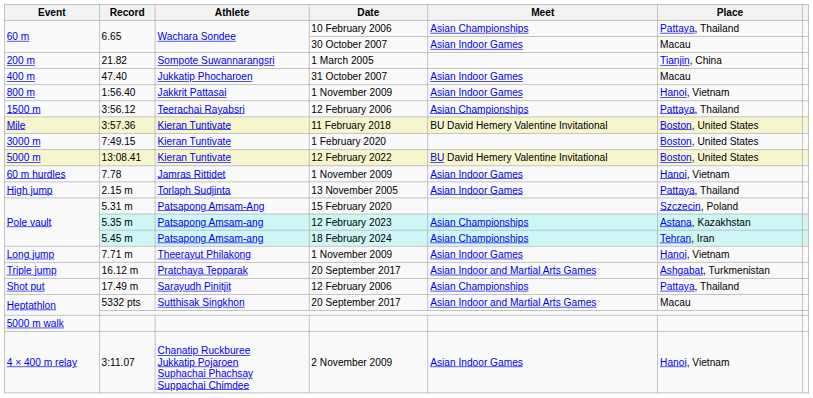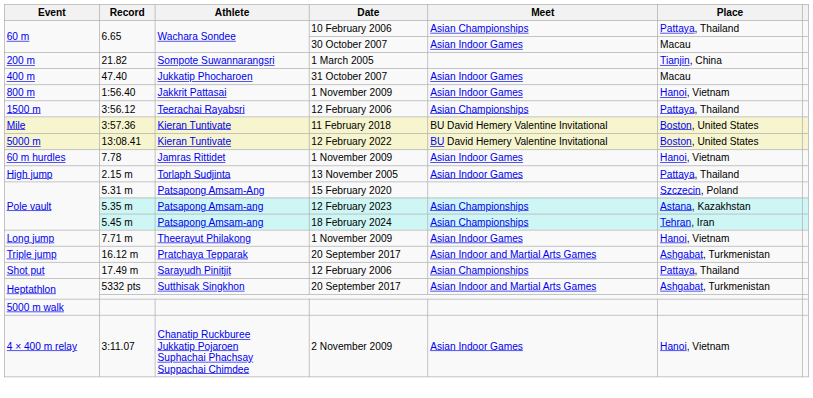- row: (24, 142)
(675, 303) Macau -> (715, 287) Ashgabat, Turkmenistan
